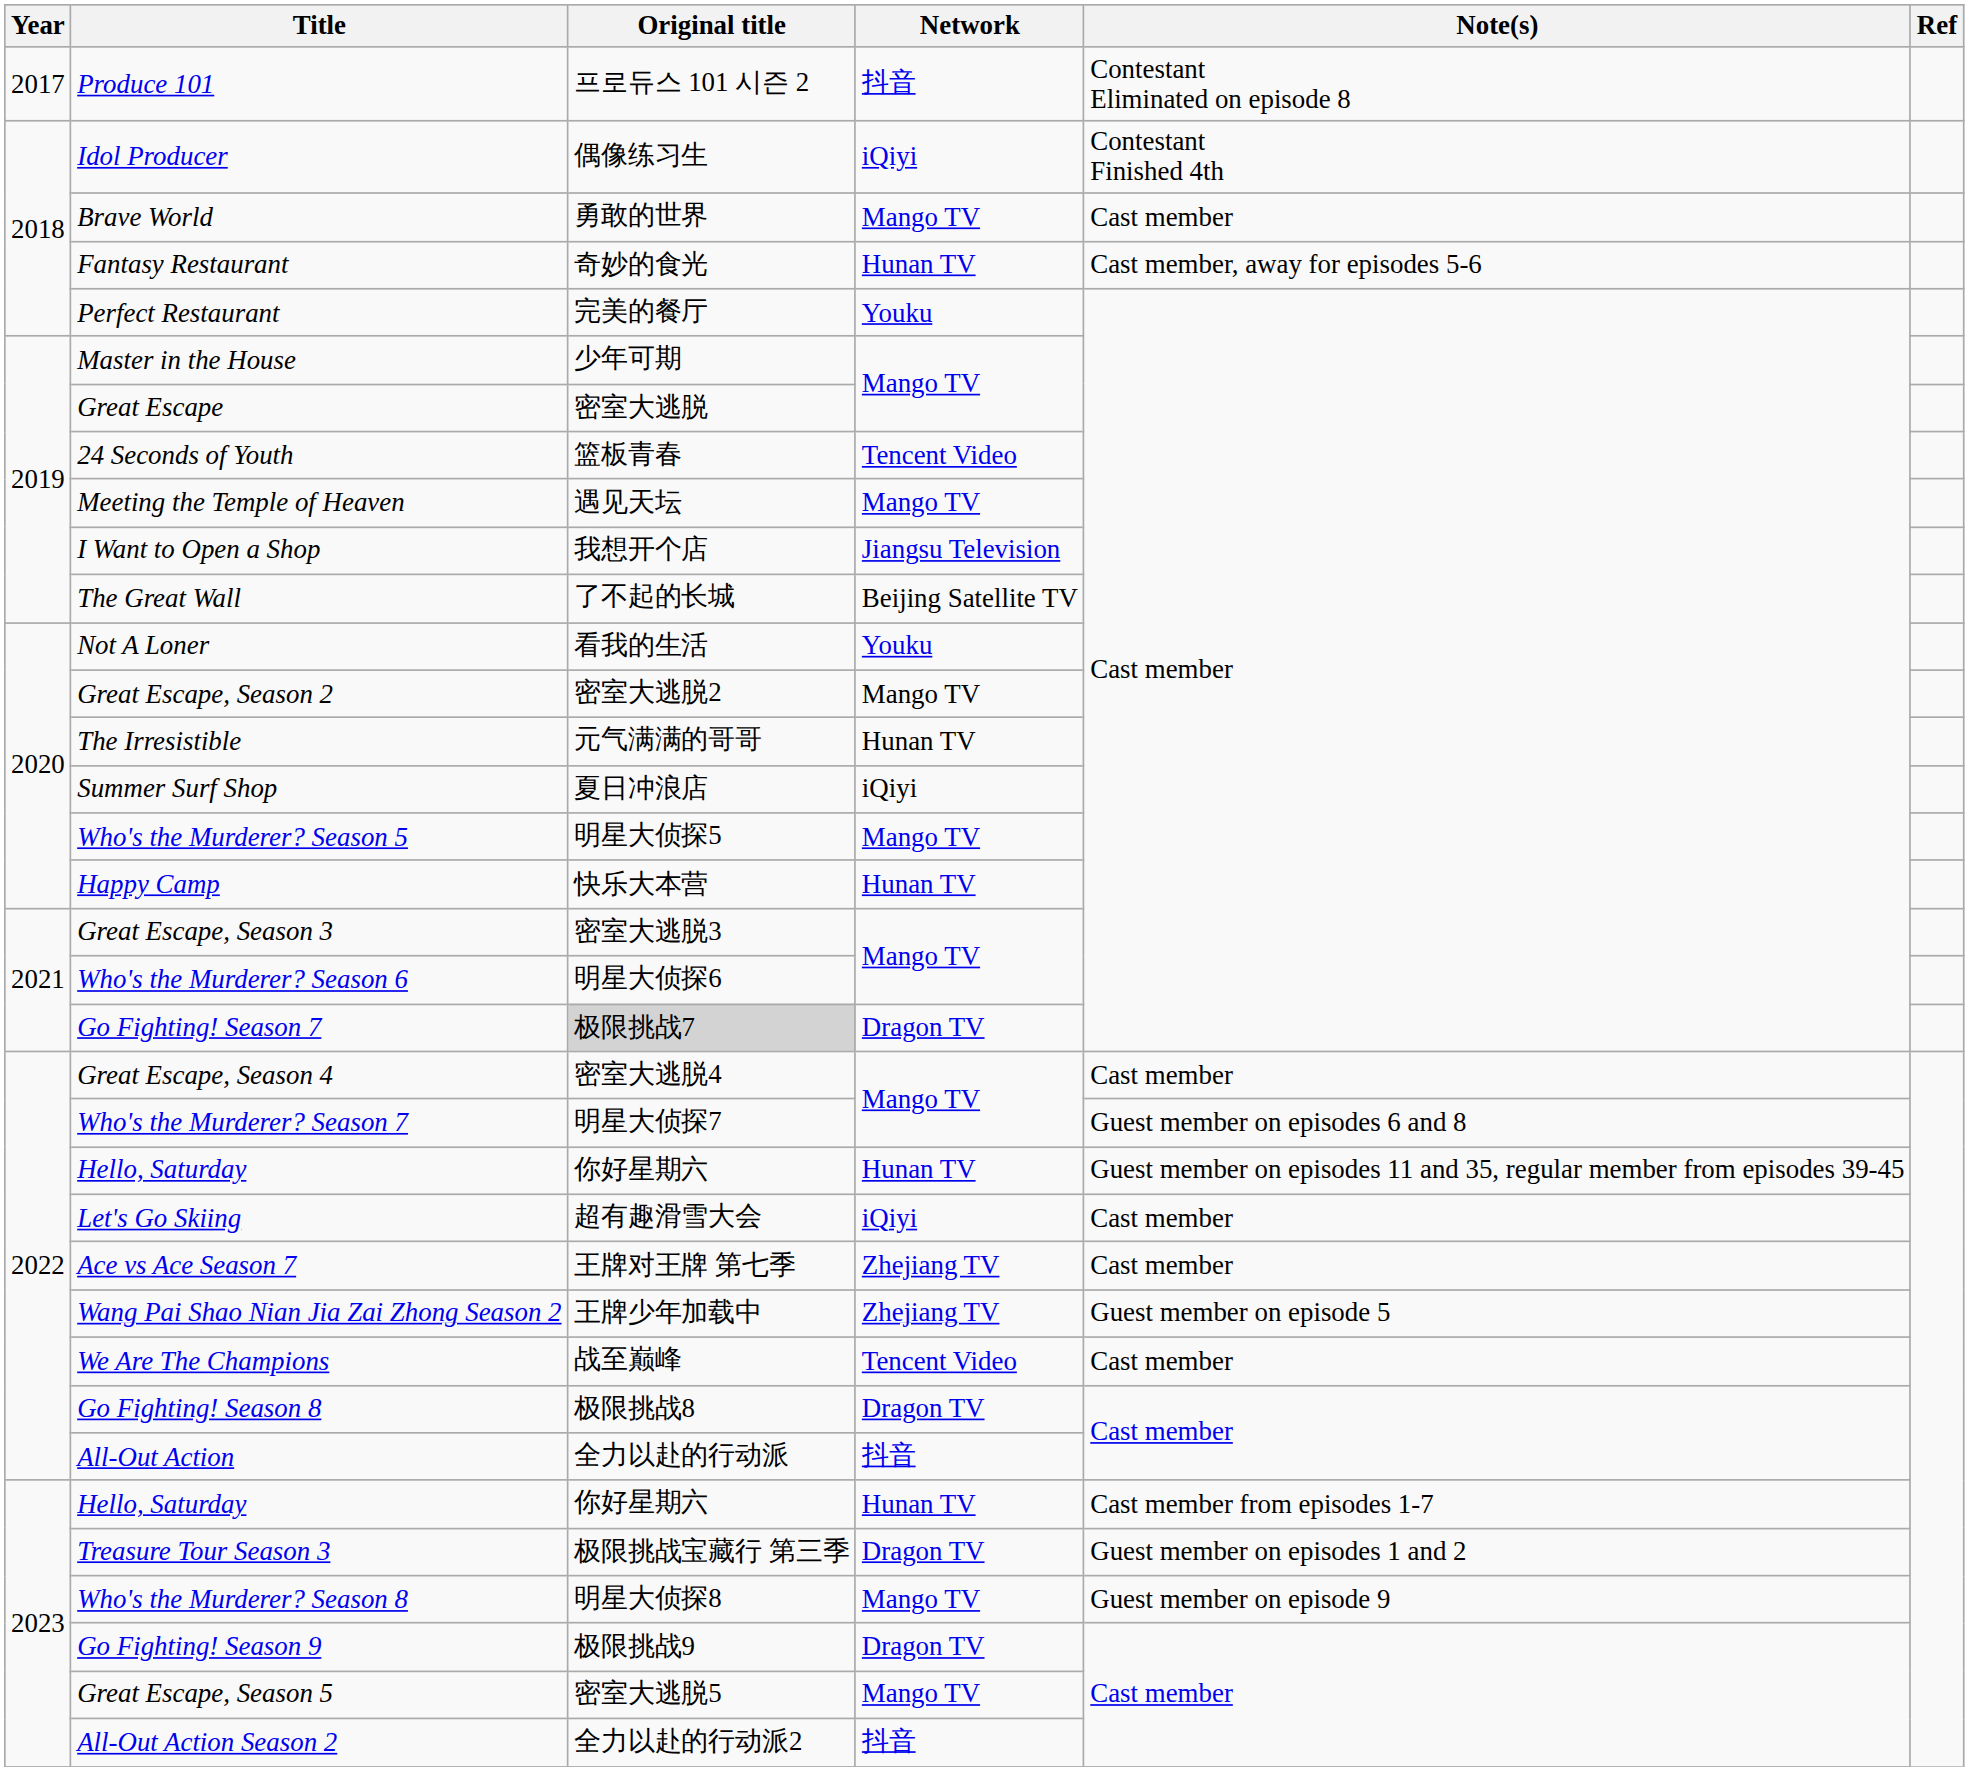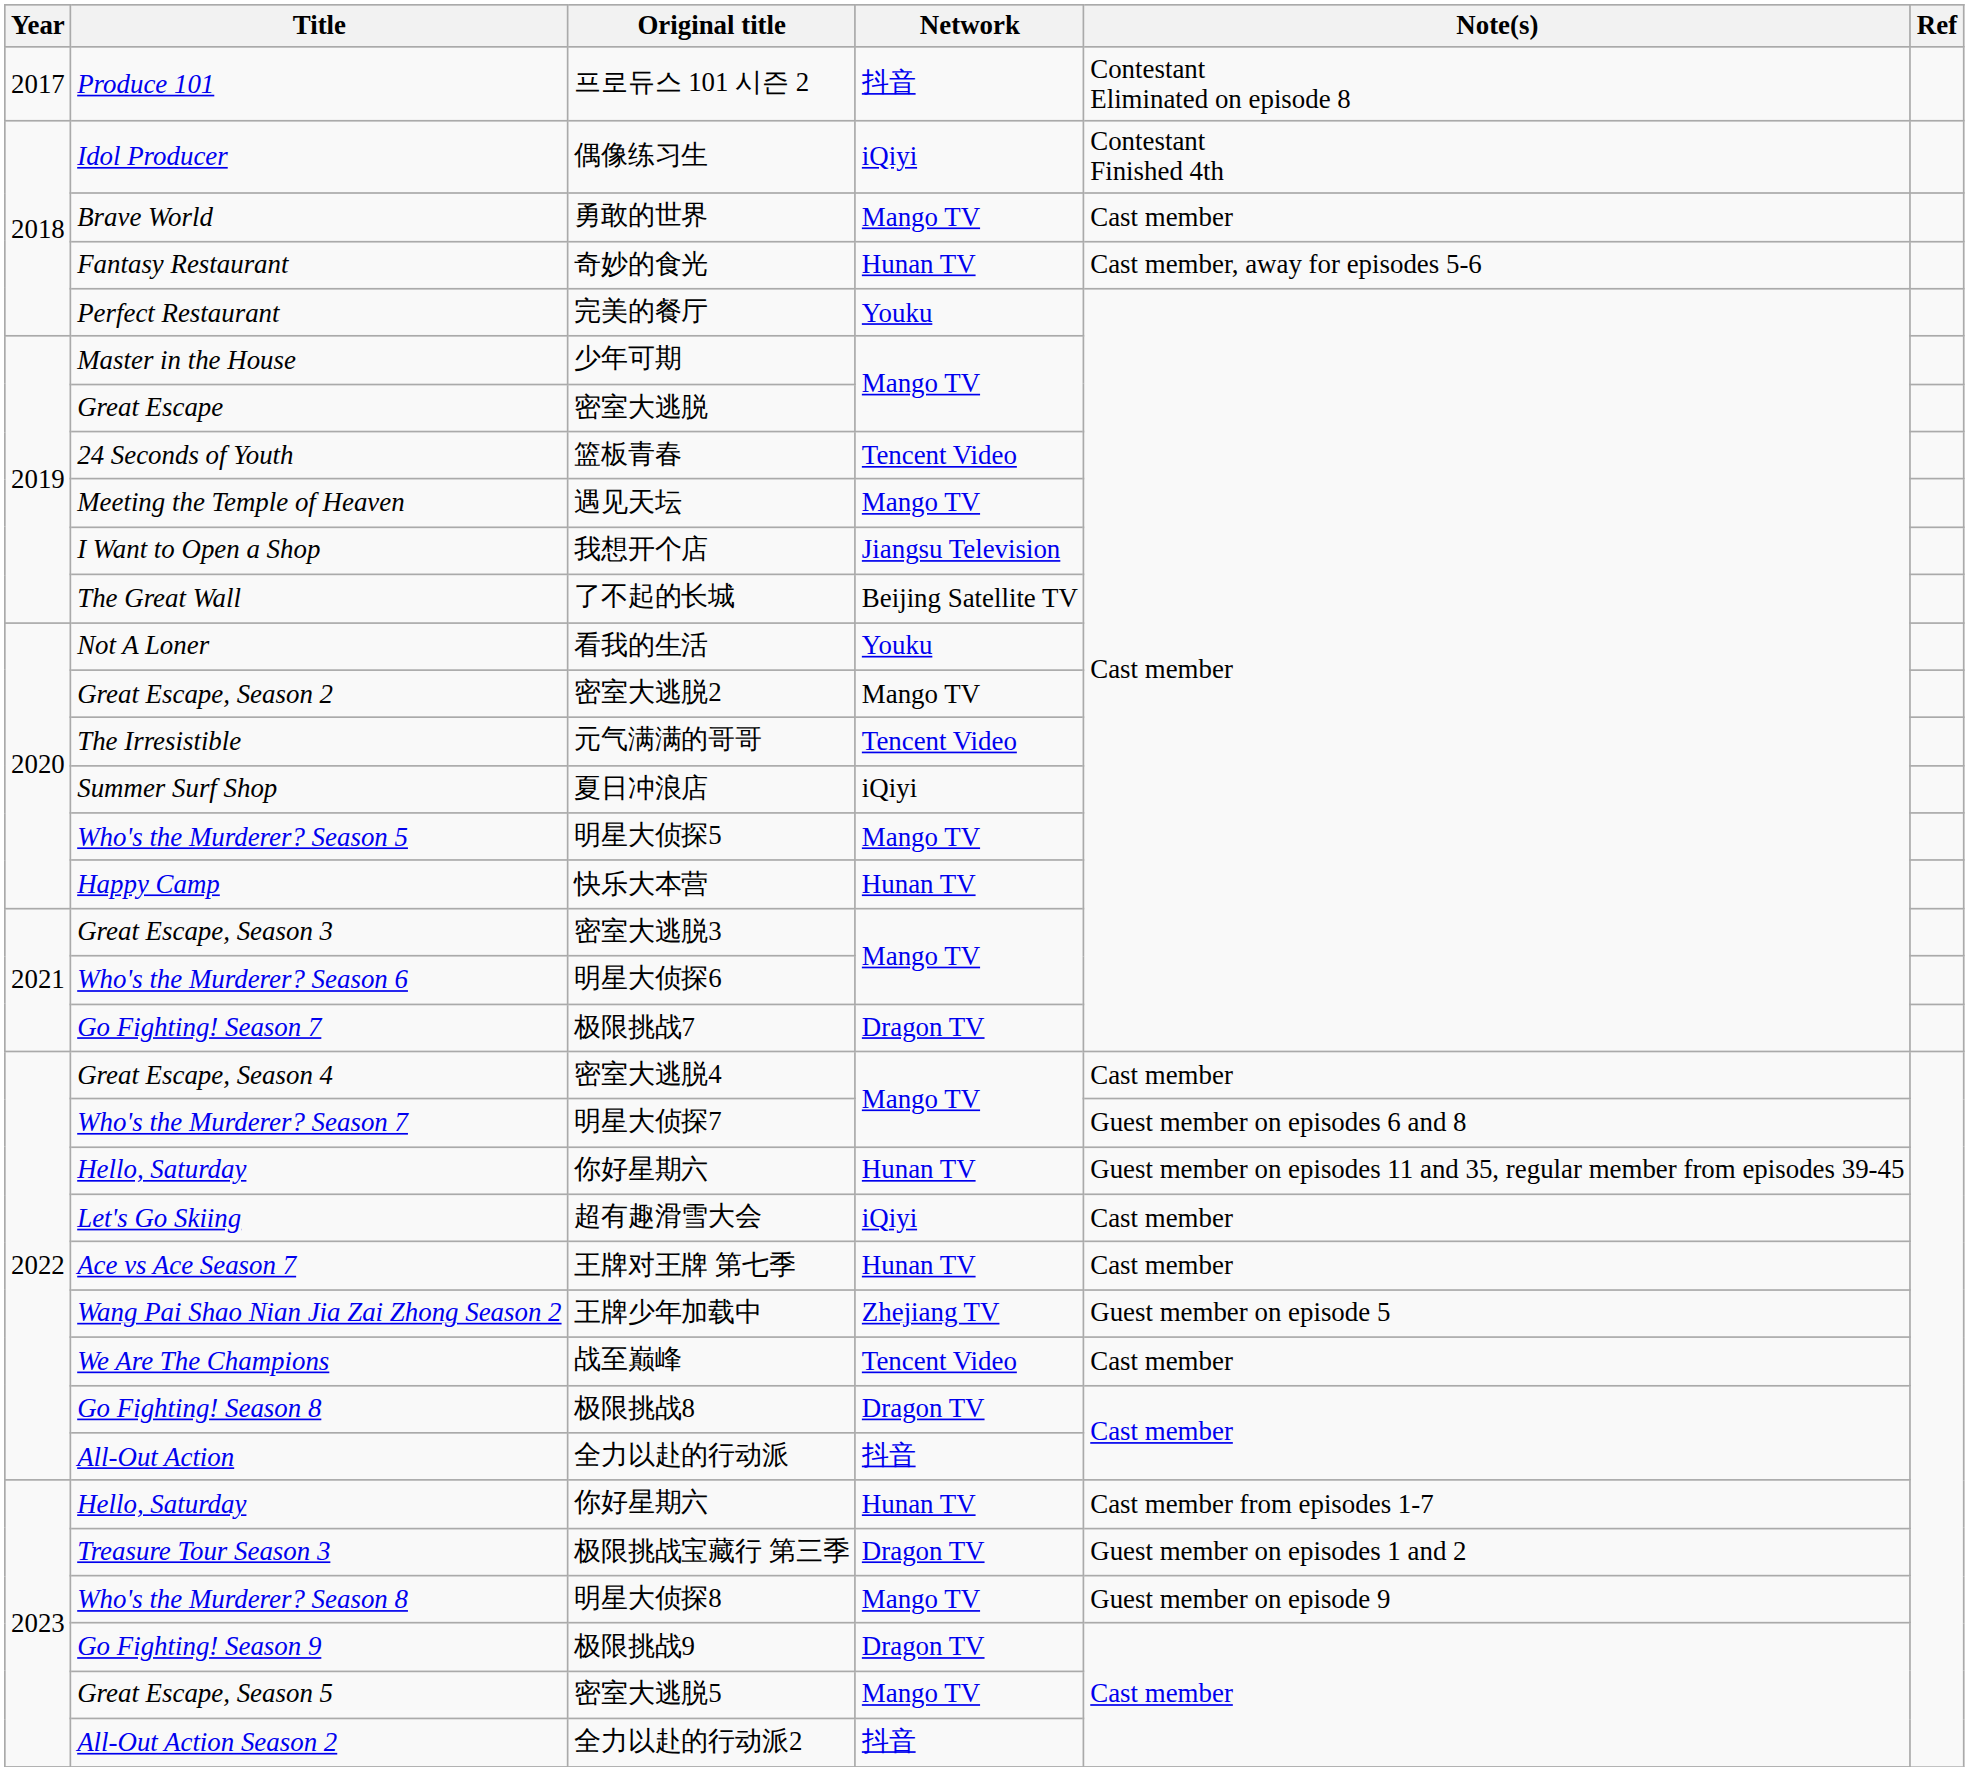(919, 741) Hunan TV -> (939, 741) Tencent Video
(634, 1026) lightgrey background -> (634, 1026) no background
(931, 1265) Zhejiang TV -> (919, 1265) Hunan TV
